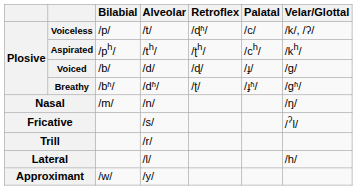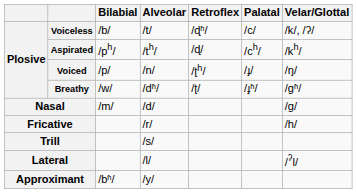(104, 30) /p/ -> (104, 30) /b/
(198, 49) /ʈh/ -> (197, 49) /ɖ/
(104, 68) /b/ -> (104, 70) /p/
(149, 68) /d/ -> (149, 70) /n/
(197, 68) /ɖ/ -> (198, 70) /ʈh/
(291, 68) /g/ -> (291, 70) /ŋ/
(106, 86) /bʱ/ -> (105, 89) /w/
(149, 103) /n/ -> (149, 106) /d/
(291, 103) /ŋ/ -> (291, 106) /g/
(148, 122) /s/ -> (147, 124) /r/
(291, 122) /ʔl/ -> (291, 124) /h/
(147, 141) /r/ -> (148, 141) /s/
(291, 159) /h/ -> (291, 160) /ʔl/
(105, 176) /w/ -> (106, 179) /bʱ/
